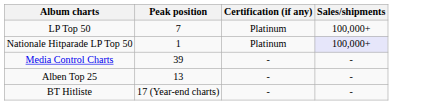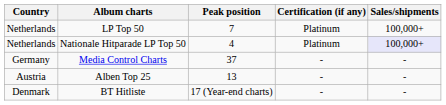+ column: (31, 12)
(178, 44) 1 -> (232, 44) 4
(178, 60) 39 -> (232, 60) 37
